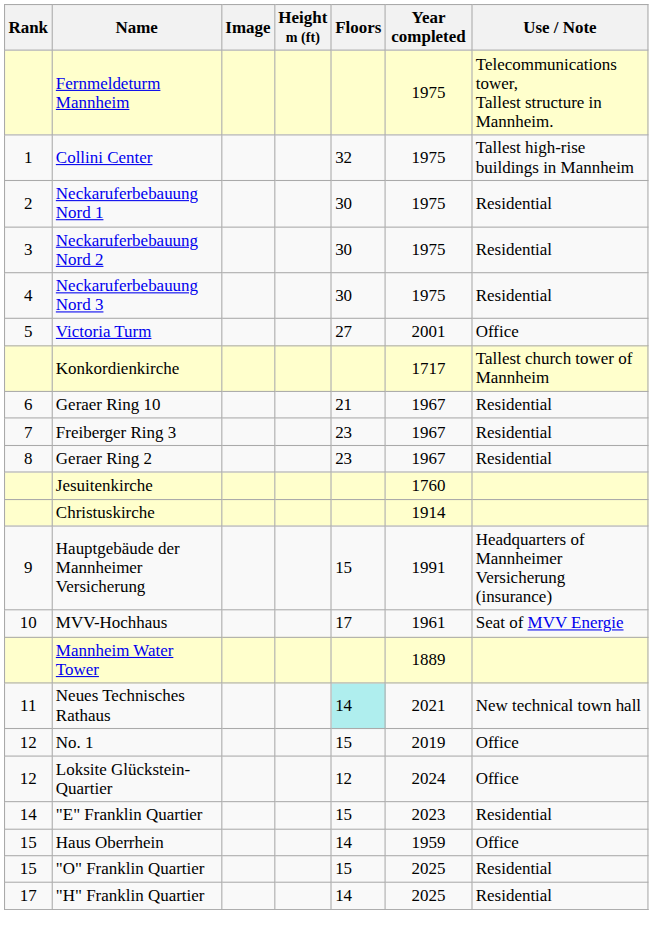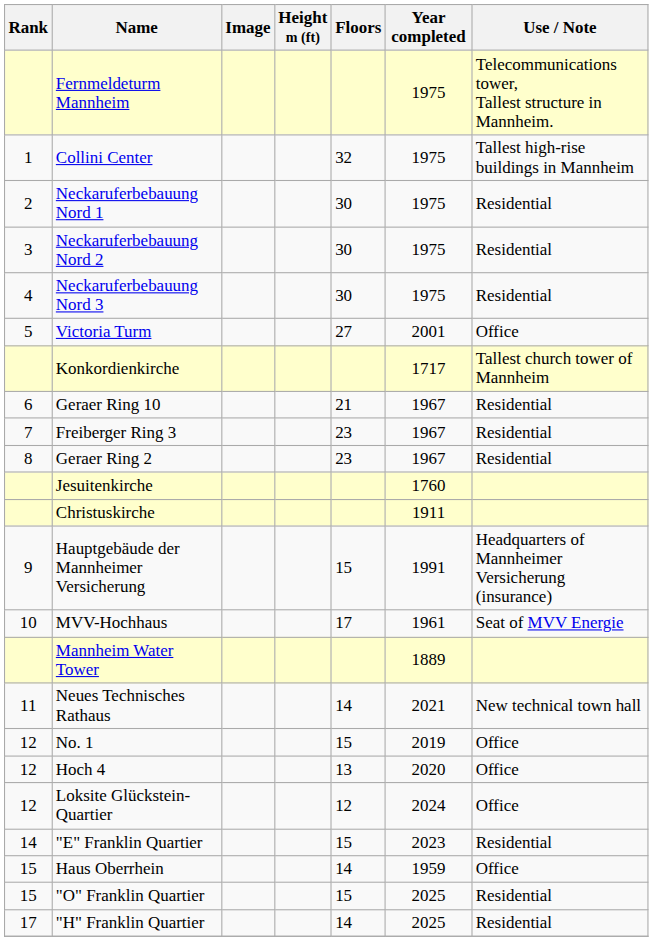(429, 512) 1914 -> (429, 512) 1911
(344, 705) paleturquoise background -> (344, 705) no background
+ row: (81, 769)
